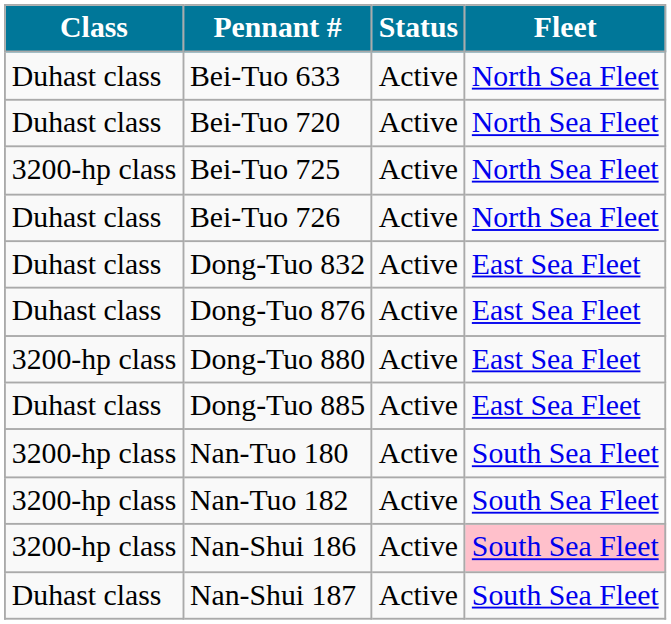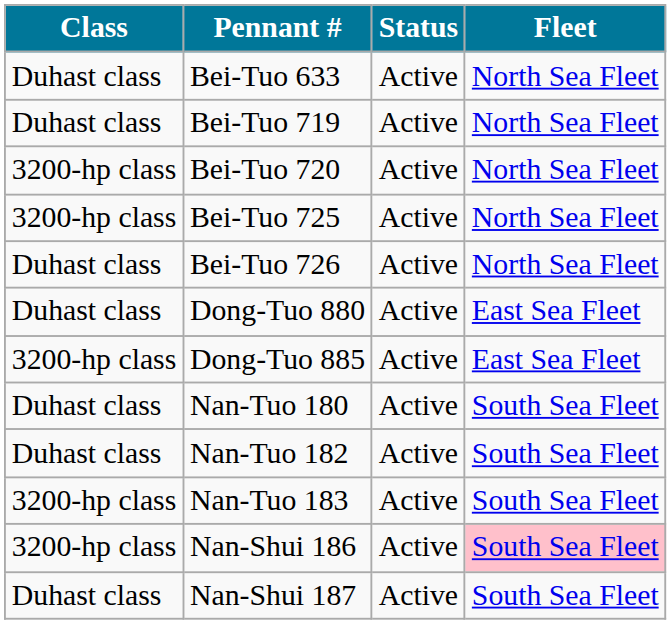+ row: (265, 122)
(87, 122) Duhast class -> (94, 169) 3200-hp class
- row: (278, 264)
- row: (278, 311)
(94, 358) 3200-hp class -> (87, 311) Duhast class
(87, 405) Duhast class -> (94, 358) 3200-hp class
(94, 452) 3200-hp class -> (87, 405) Duhast class
(94, 500) 3200-hp class -> (87, 452) Duhast class
+ row: (269, 500)
